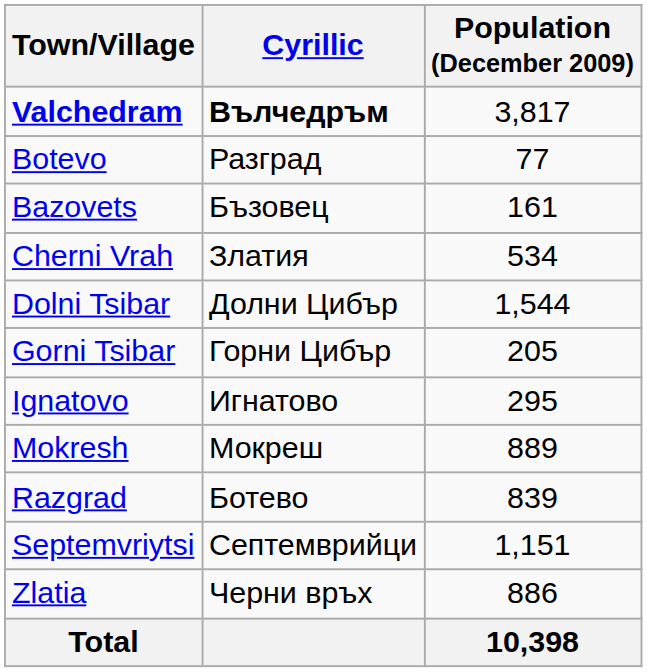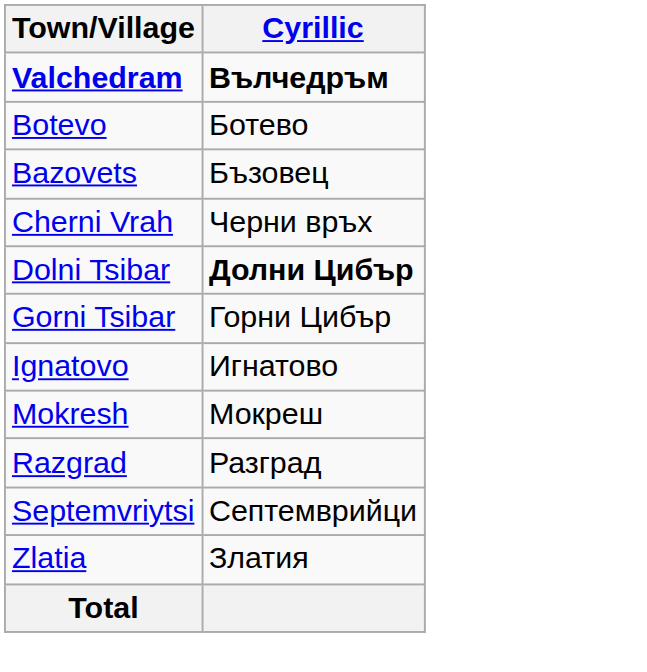- column: (532, 45)
(265, 159) Разград -> (259, 125) Ботево
(259, 255) Златия -> (291, 221) Черни връх
(303, 303) normal -> (311, 269) bold
(259, 496) Ботево -> (265, 462) Разград
(291, 593) Черни връх -> (259, 558) Златия
